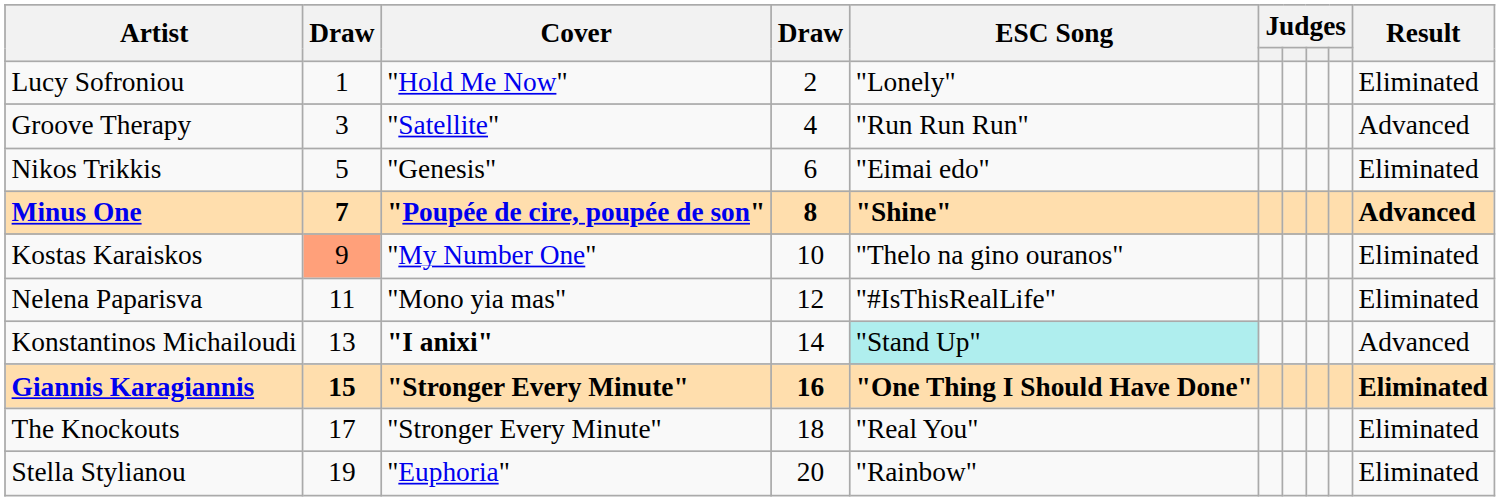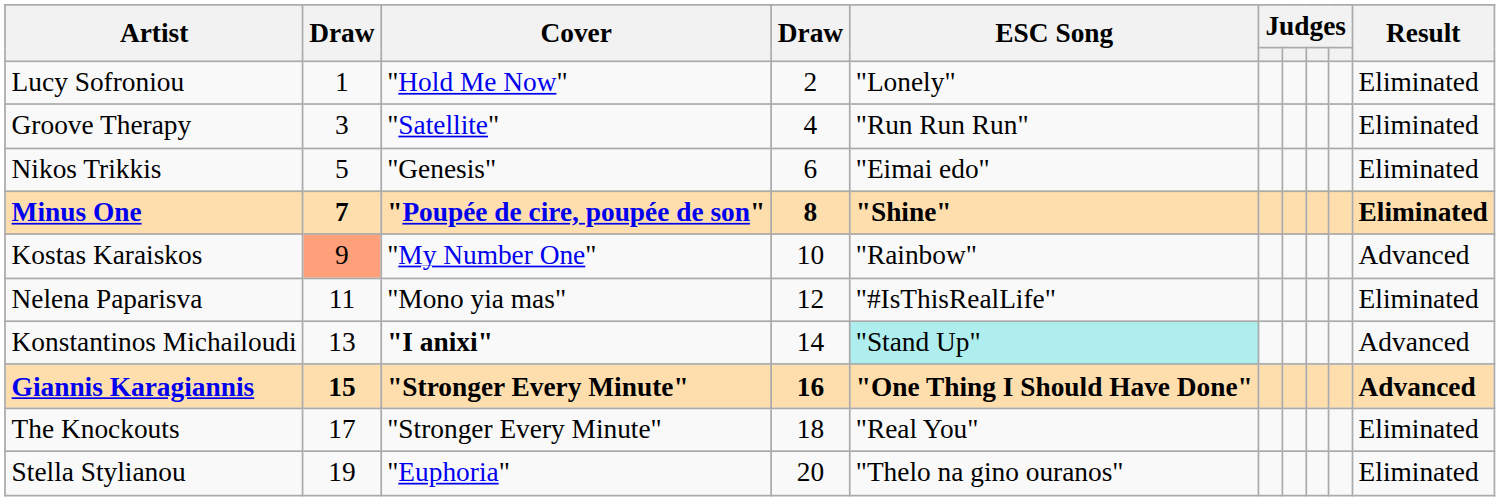(1414, 125) Advanced -> (1419, 125) Eliminated
(1417, 212) Advanced -> (1423, 212) Eliminated
(990, 255) "Thelo na gino ouranos" -> (916, 255) "Rainbow"
(1419, 255) Eliminated -> (1414, 255) Advanced
(1423, 385) Eliminated -> (1417, 385) Advanced
(916, 472) "Rainbow" -> (990, 472) "Thelo na gino ouranos"
